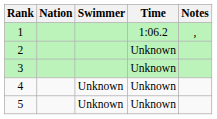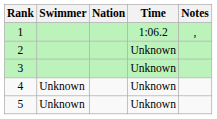columns swapped: (101, 13) <-> (56, 13)
